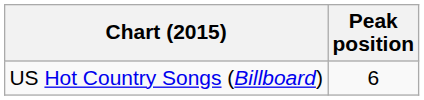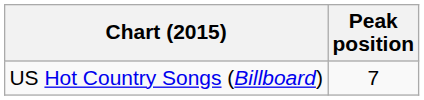(373, 77) 6 -> (373, 77) 7
